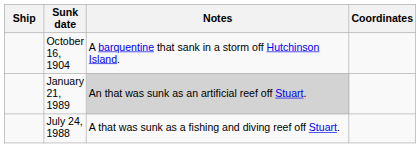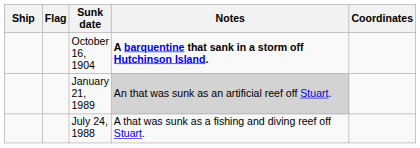+ column: (56, 18)
(204, 53) normal -> (209, 53) bold
